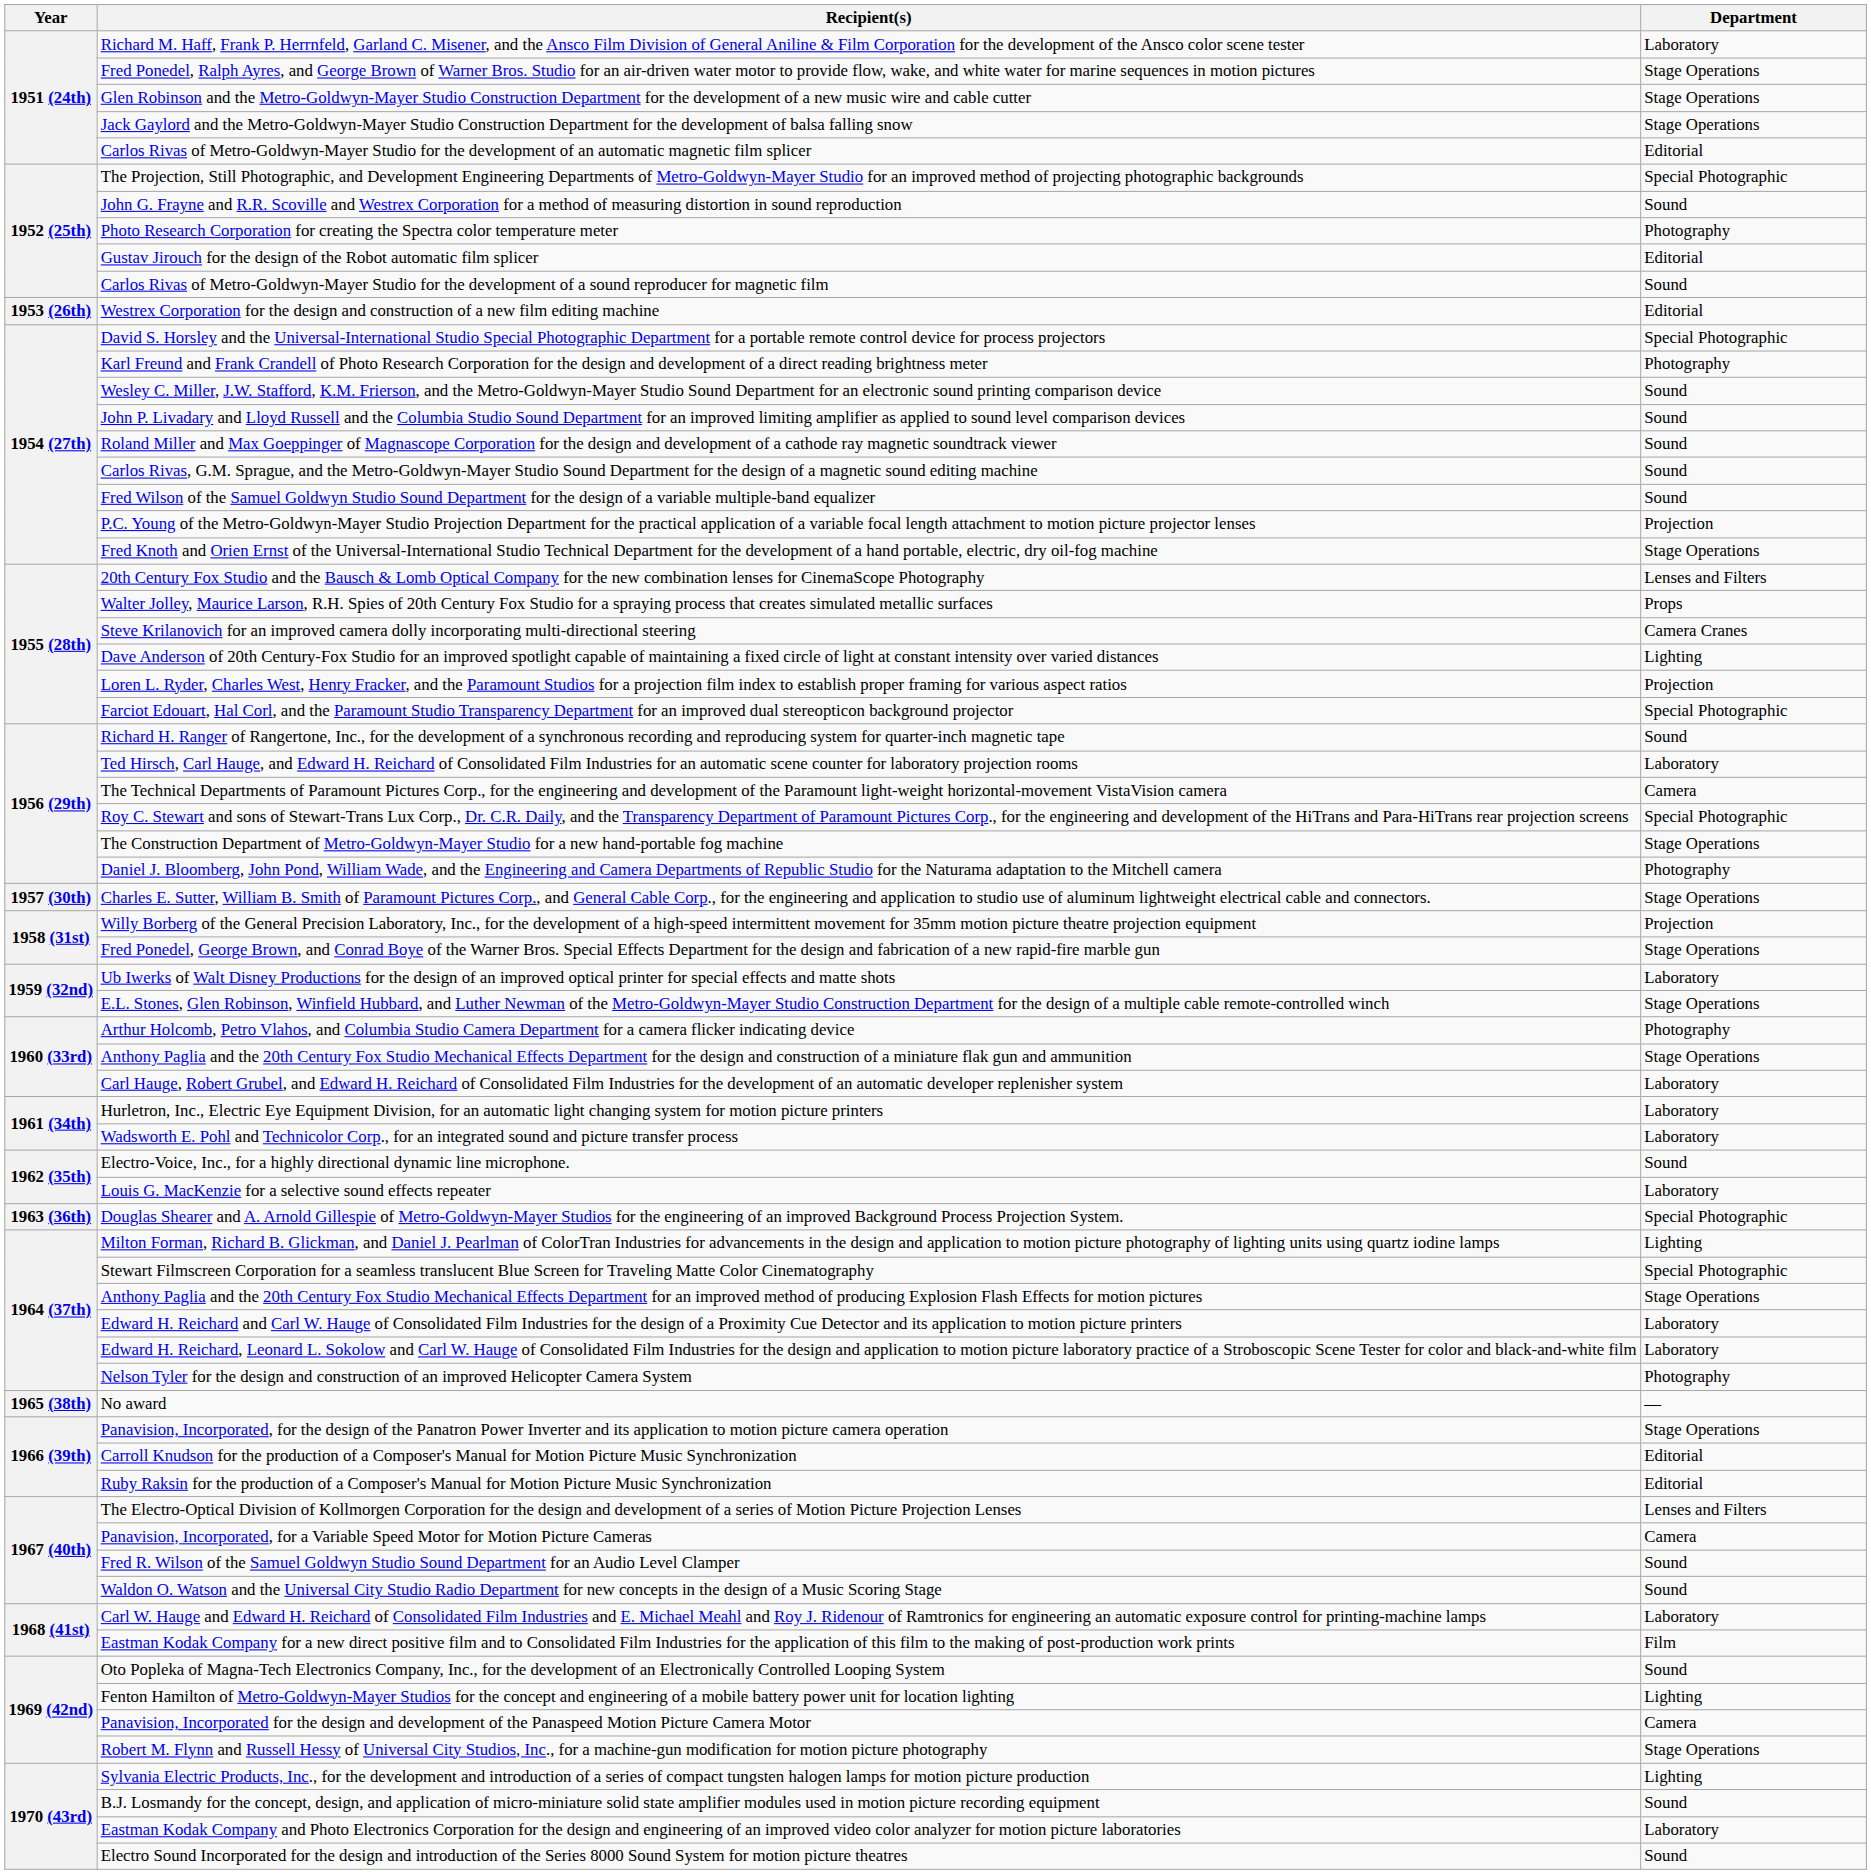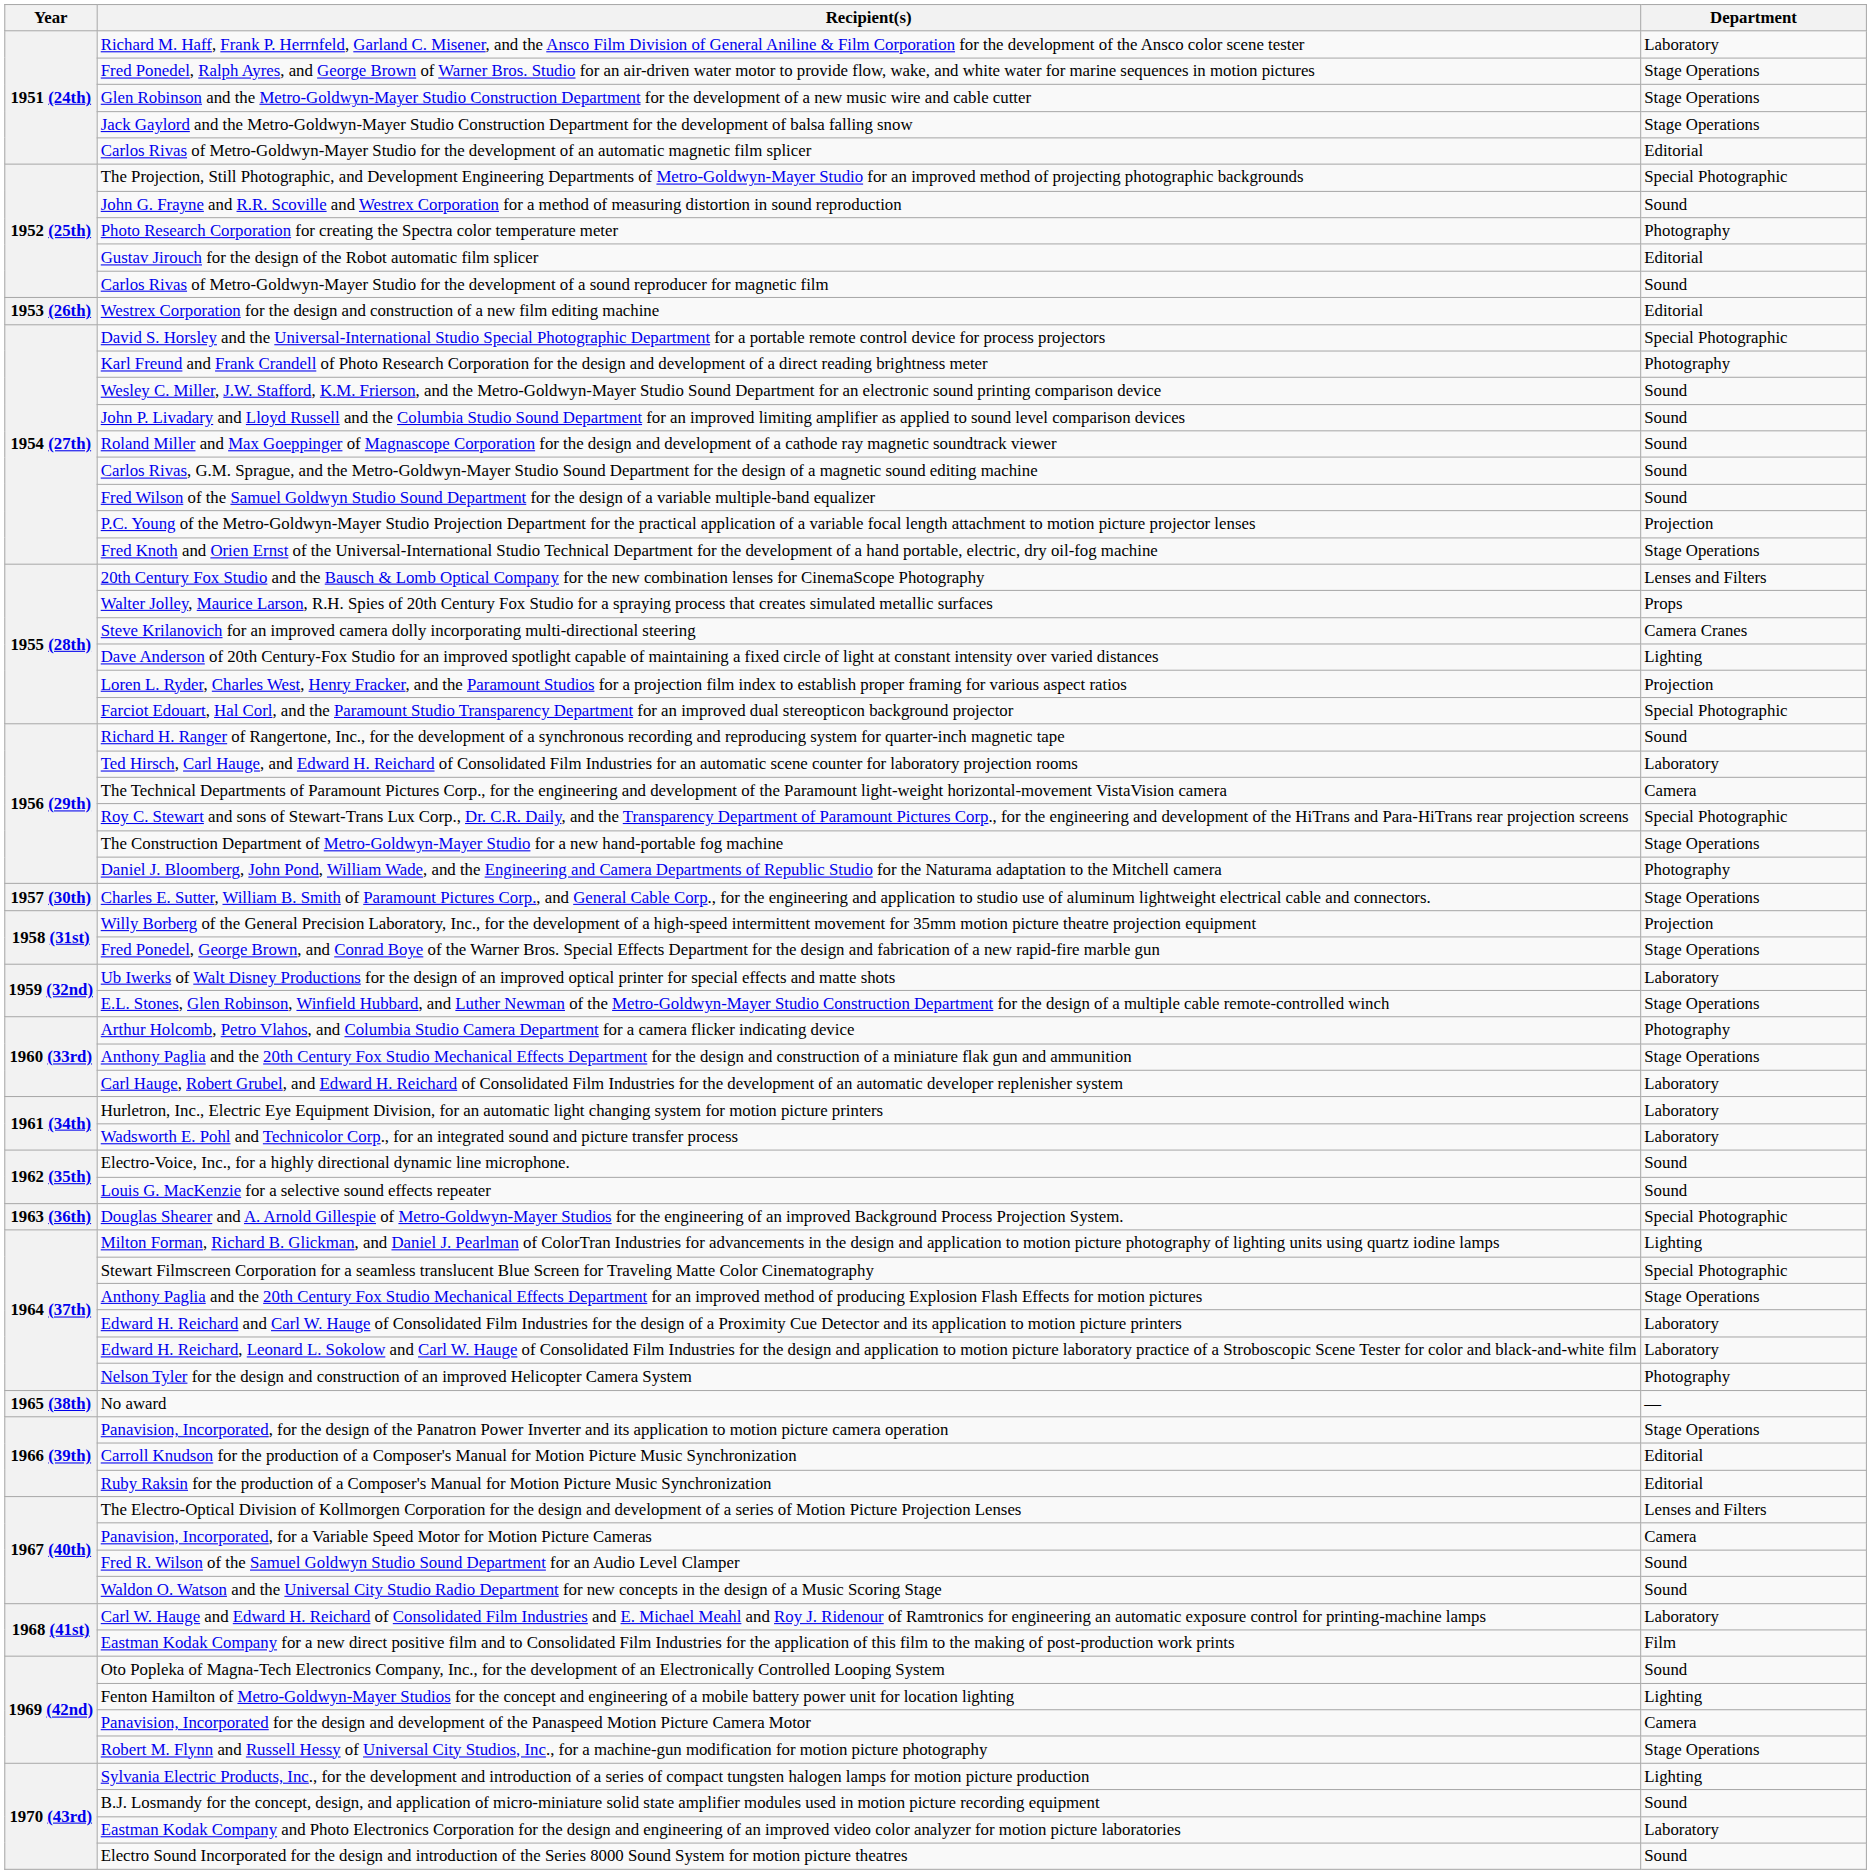(1682, 1190) Laboratory -> (1666, 1190) Sound
